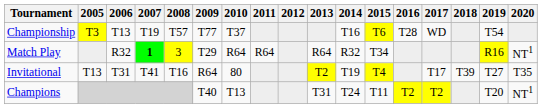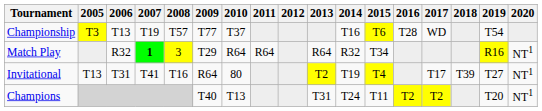(523, 72) T35 -> (523, 74) NT1
